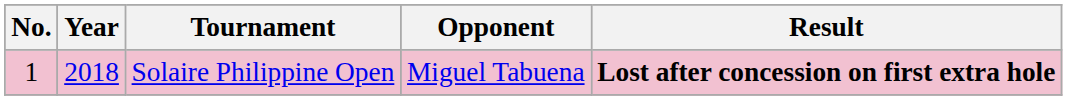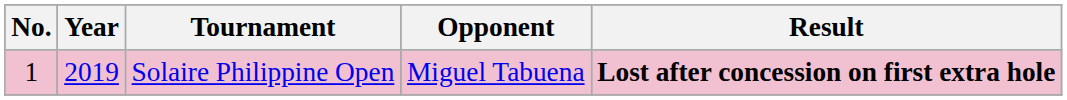(92, 72) 2018 -> (92, 72) 2019
